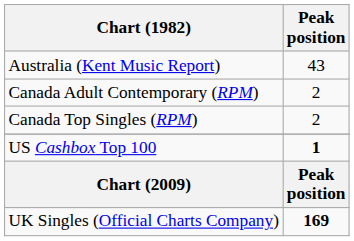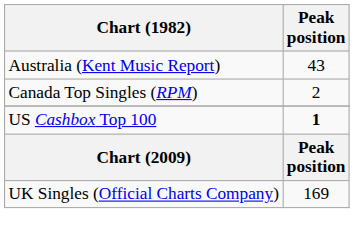- row: (134, 92)
(316, 221) bold -> (316, 194) normal
